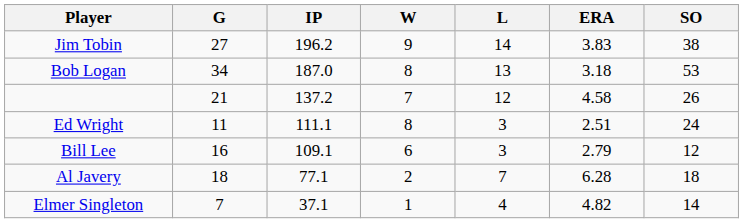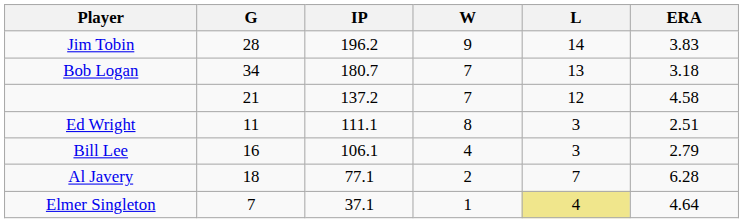- column: (691, 17)
(219, 44) 27 -> (251, 44) 28
(314, 71) 187.0 -> (359, 71) 180.7
(408, 71) 8 -> (468, 71) 7
(314, 151) 109.1 -> (359, 151) 106.1
(408, 151) 6 -> (468, 151) 4
(502, 204) no background -> (576, 204) khaki background
(597, 204) 4.82 -> (684, 204) 4.64
